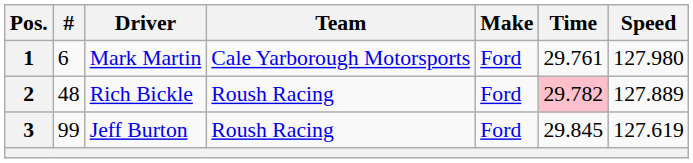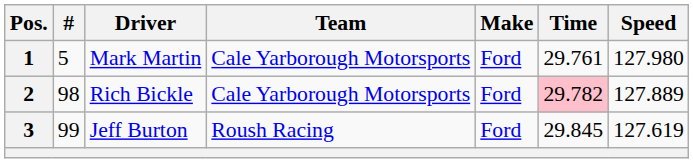(63, 58) 6 -> (63, 58) 5
(69, 94) 48 -> (69, 94) 98
(273, 94) Roush Racing -> (341, 94) Cale Yarborough Motorsports
